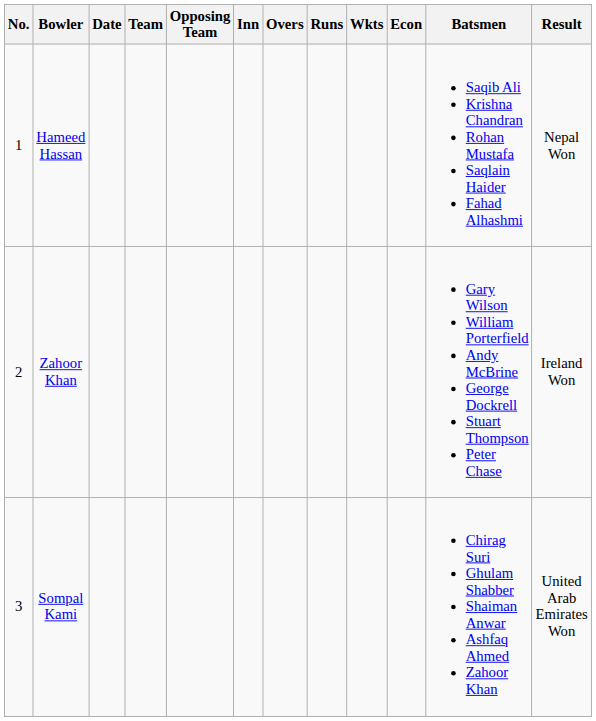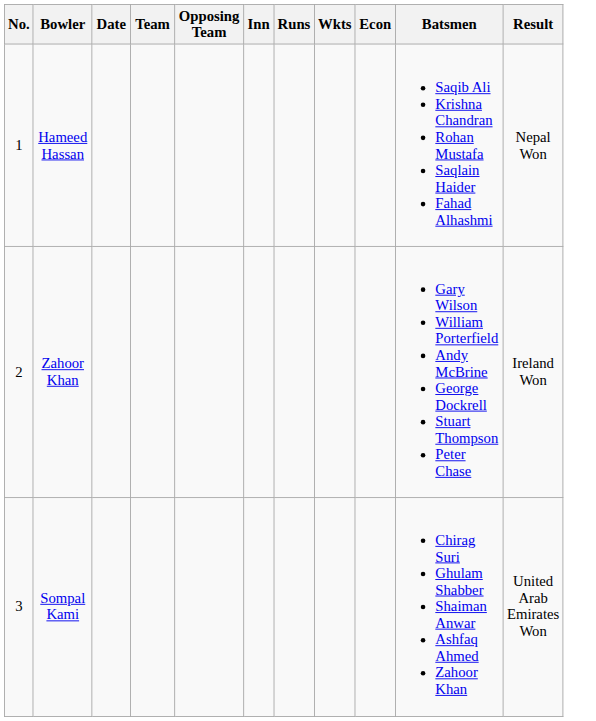- column: (285, 24)
